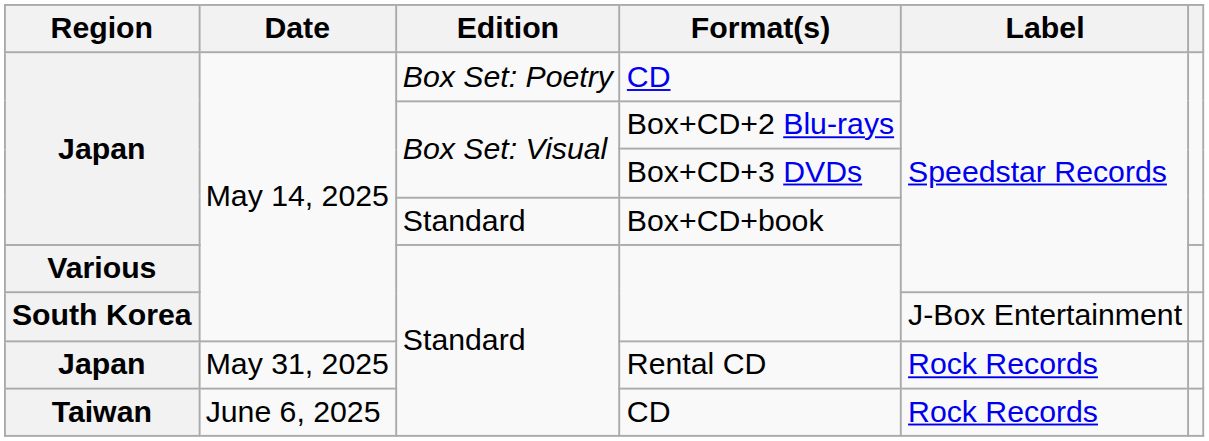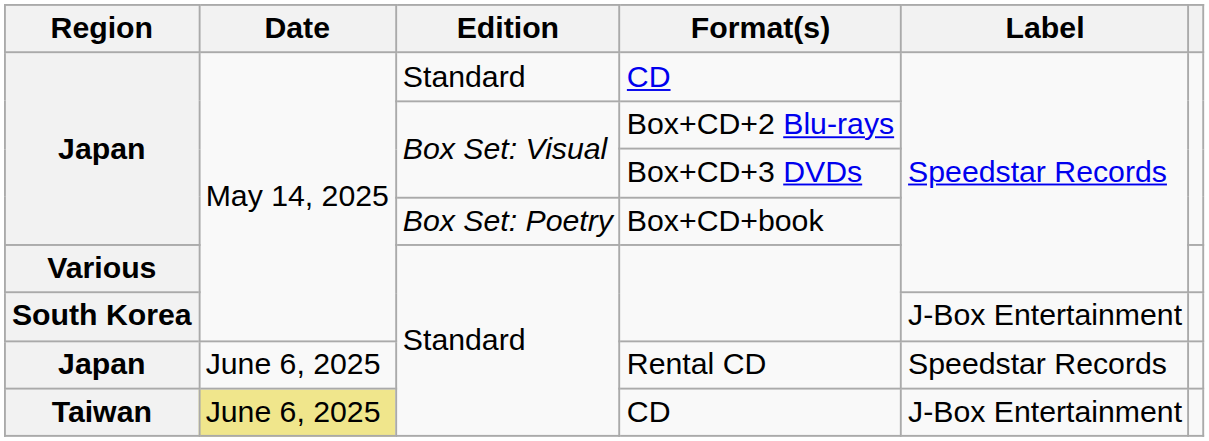(508, 76) Box Set: Poetry -> (464, 76) Standard
(464, 220) Standard -> (508, 220) Box Set: Poetry
(297, 364) May 31, 2025 -> (293, 364) June 6, 2025
(1003, 364) Rock Records -> (1038, 364) Speedstar Records
(293, 412) no background -> (293, 412) khaki background
(1003, 412) Rock Records -> (1045, 412) J-Box Entertainment
